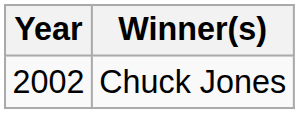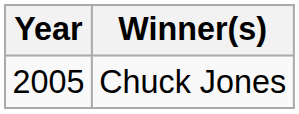(48, 81) 2002 -> (48, 81) 2005
